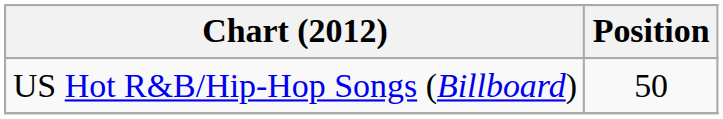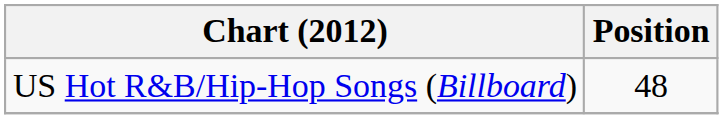(651, 85) 50 -> (651, 85) 48
